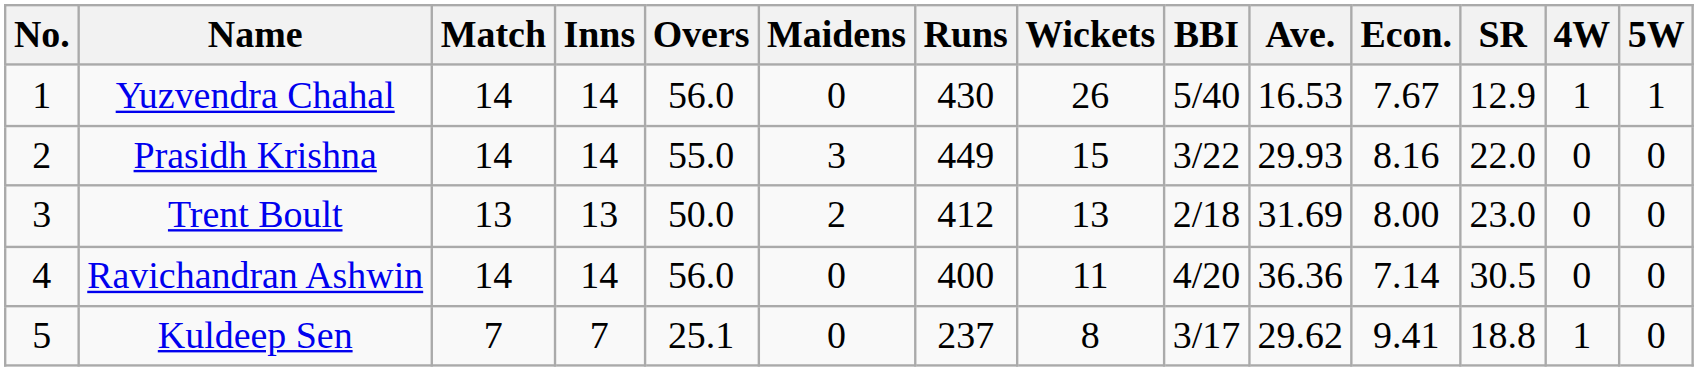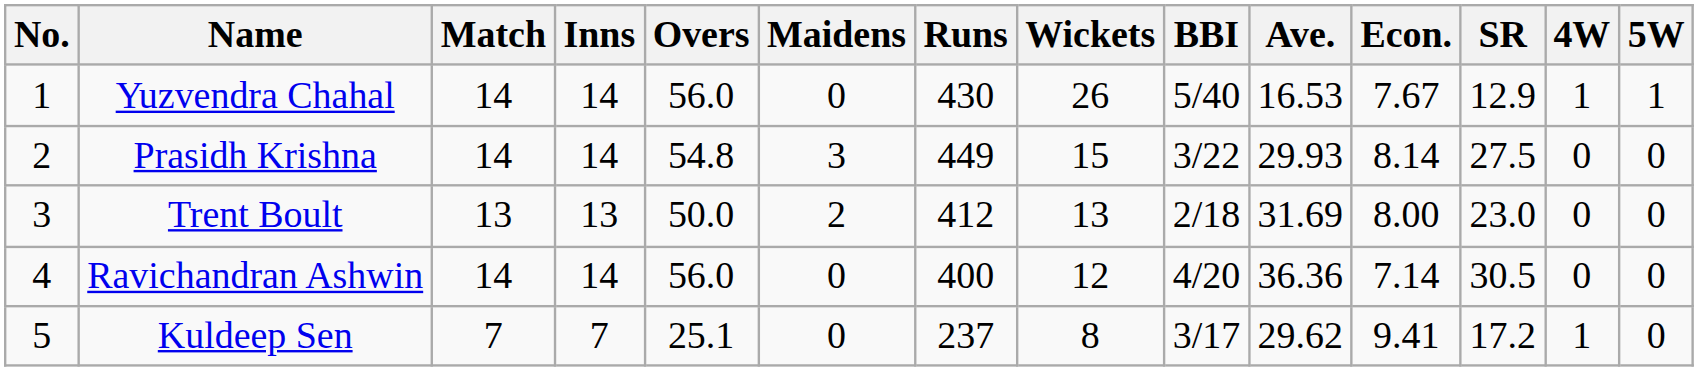(701, 154) 55.0 -> (701, 154) 54.8
(1406, 154) 8.16 -> (1406, 154) 8.14
(1503, 154) 22.0 -> (1503, 154) 27.5
(1090, 275) 11 -> (1090, 275) 12
(1503, 335) 18.8 -> (1503, 335) 17.2
